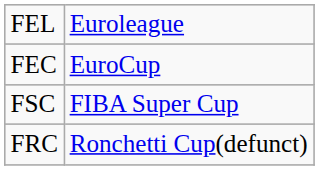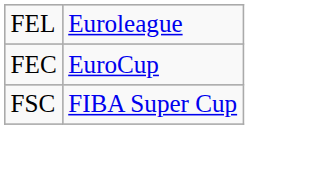- row: (34, 143)
